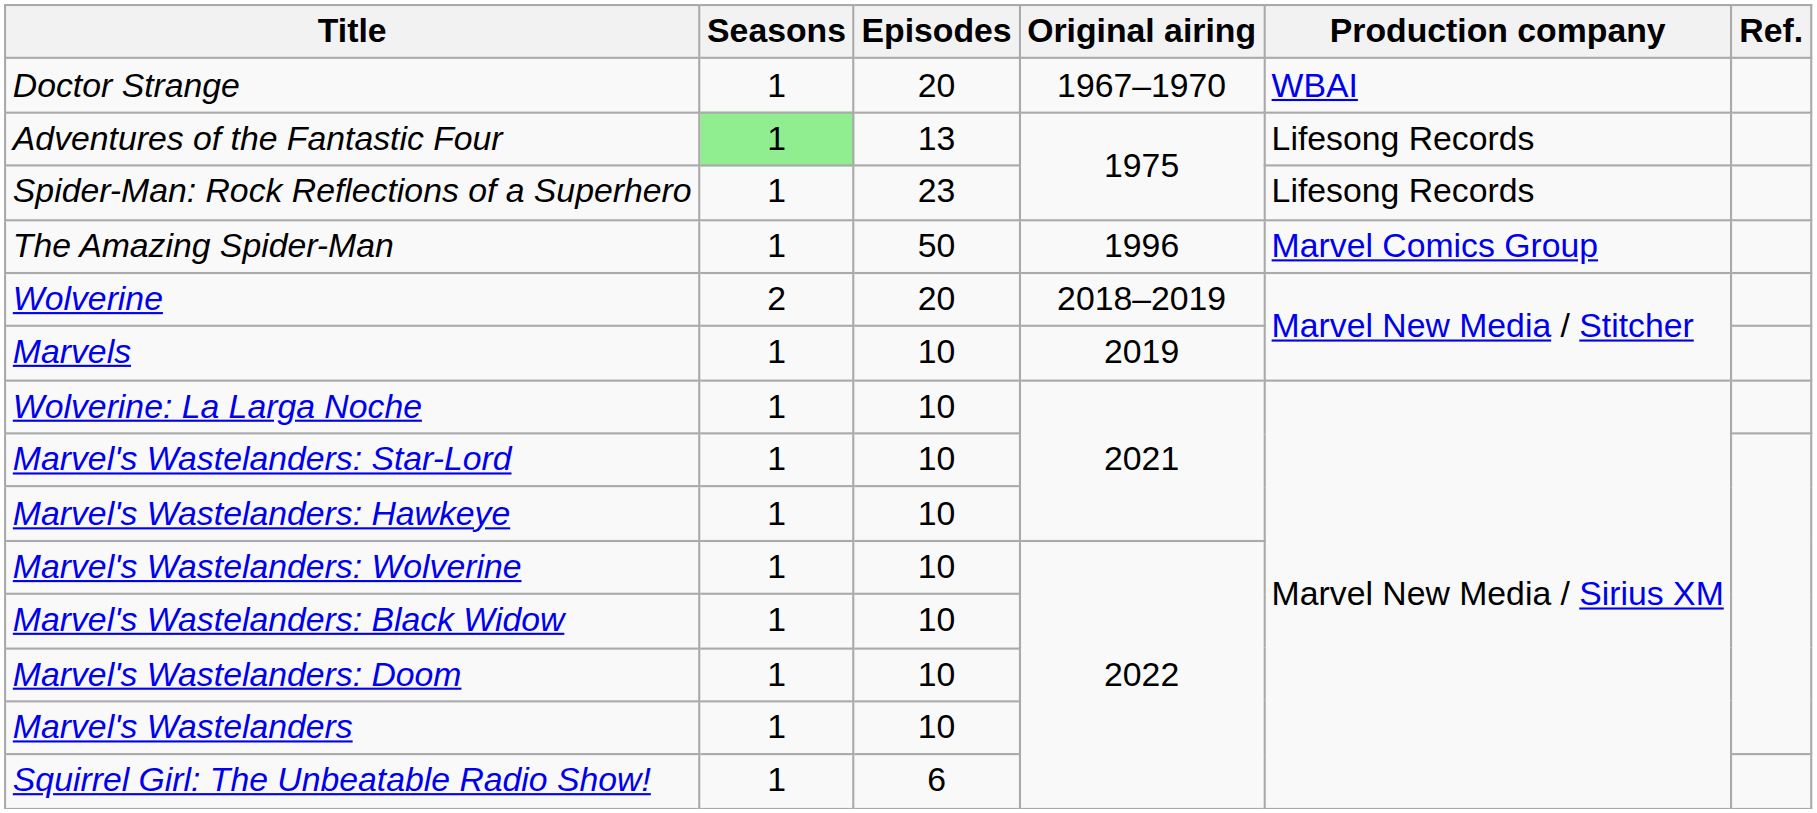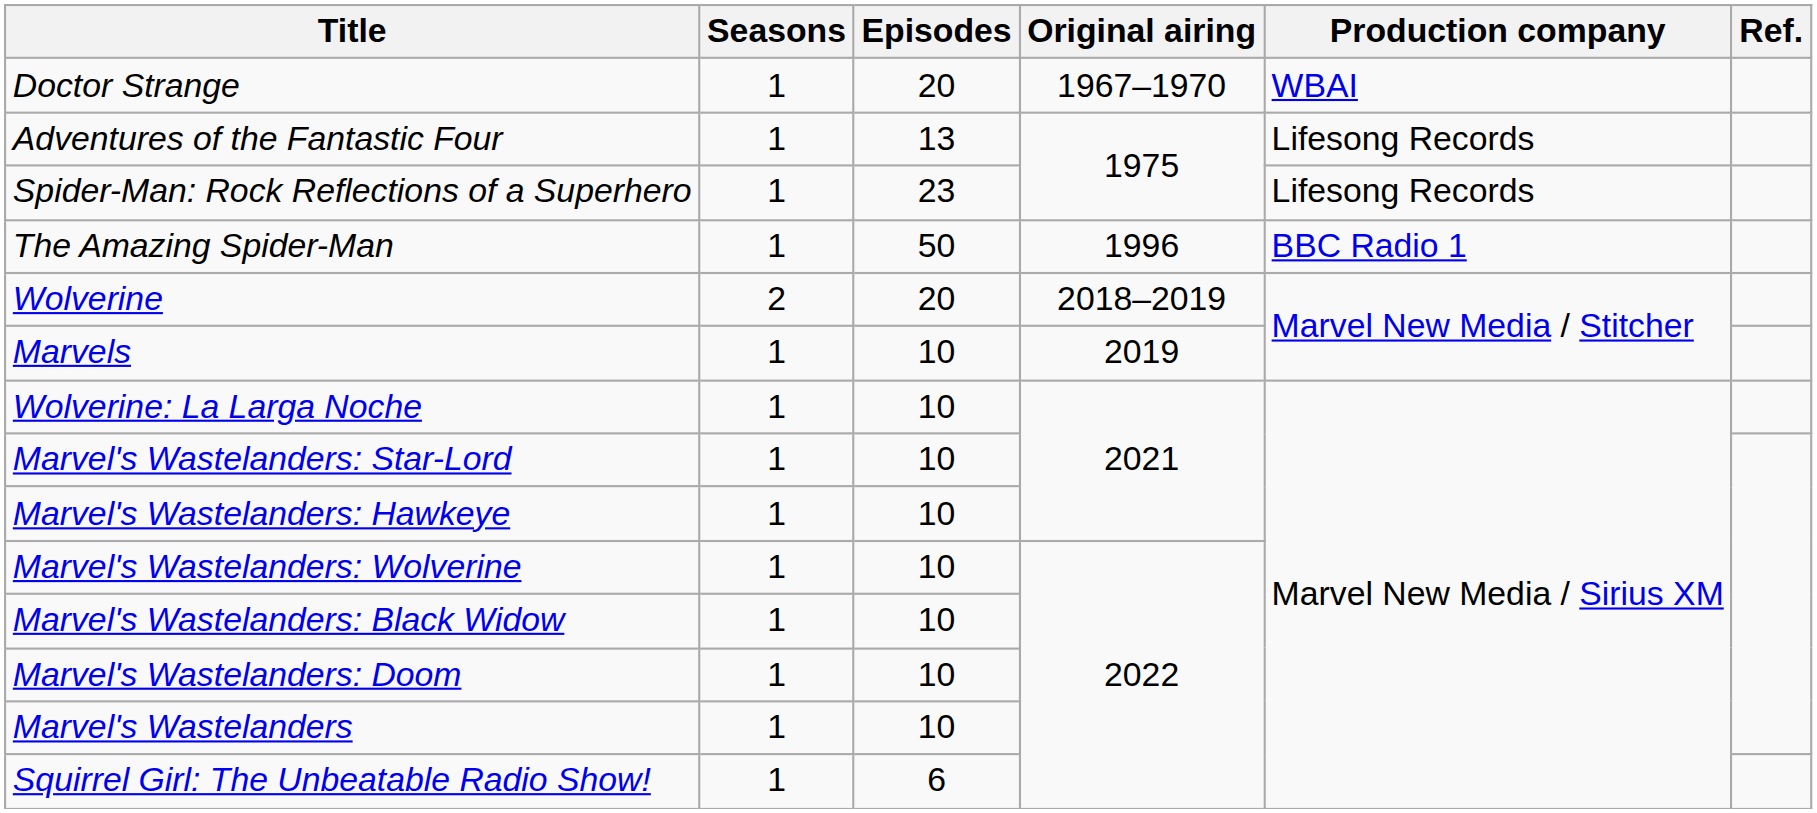(777, 138) lightgreen background -> (777, 138) no background
(1435, 245) Marvel Comics Group -> (1369, 245) BBC Radio 1
